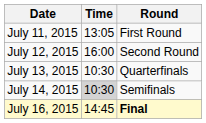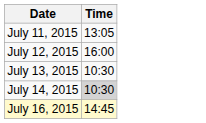- column: (159, 14)
